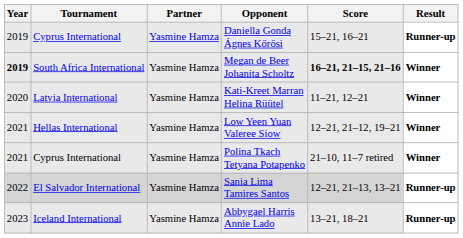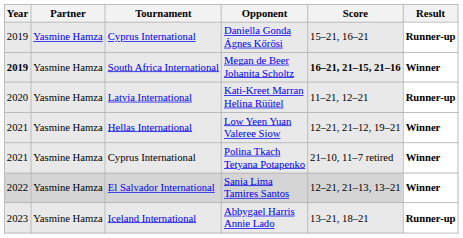columns swapped: (89, 13) <-> (184, 13)
(423, 97) Winner -> (431, 97) Runner-up
(431, 188) Runner-up -> (423, 188) Winner
